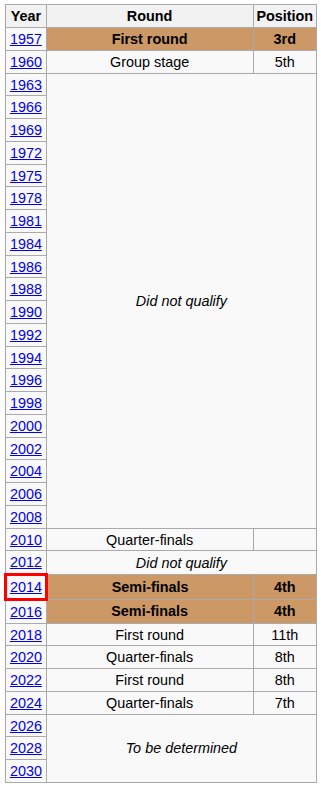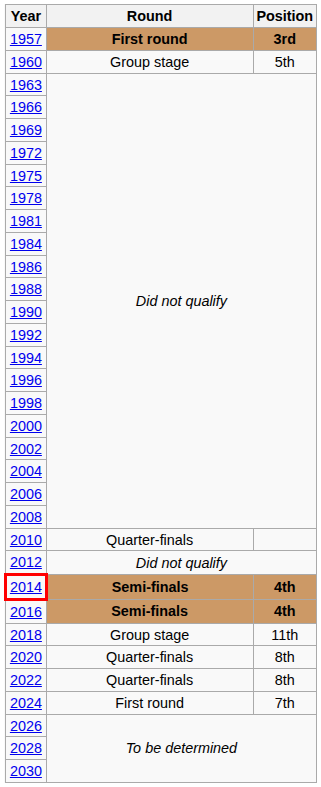(150, 635) First round -> (150, 635) Group stage
(150, 680) First round -> (150, 680) Quarter-finals
(150, 703) Quarter-finals -> (150, 703) First round
